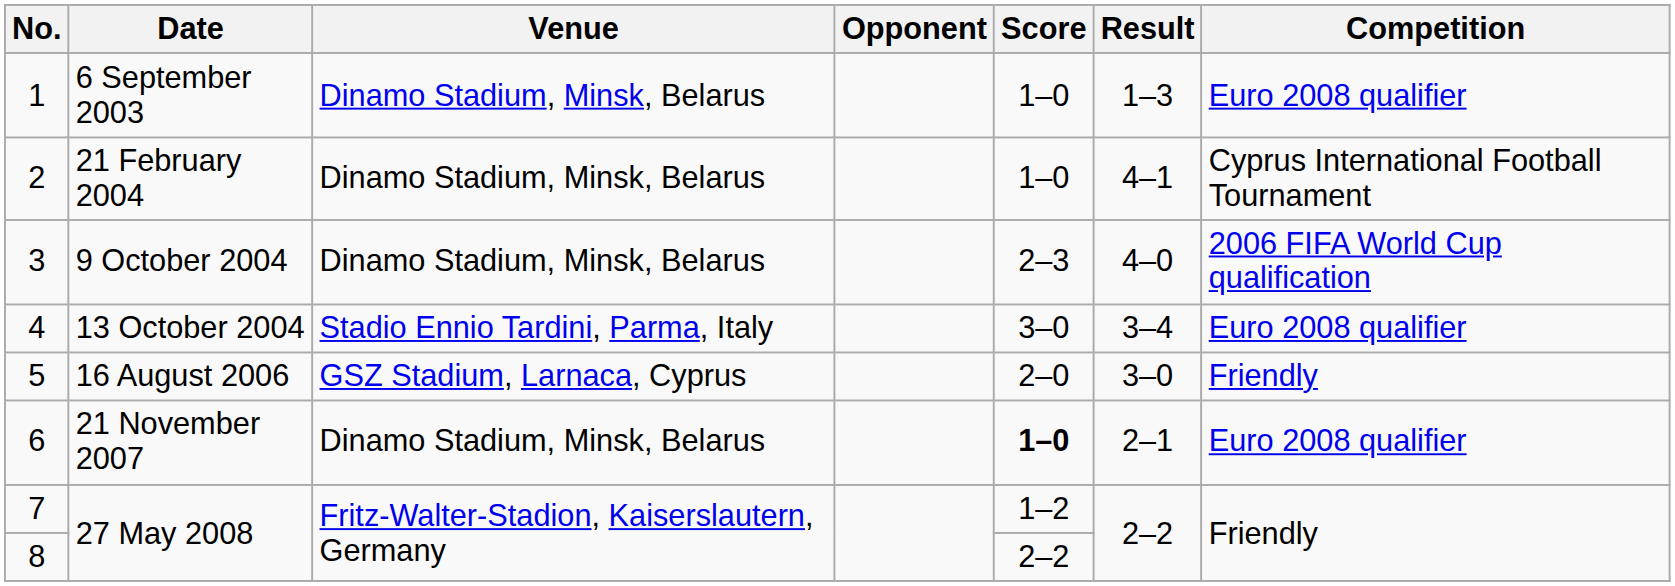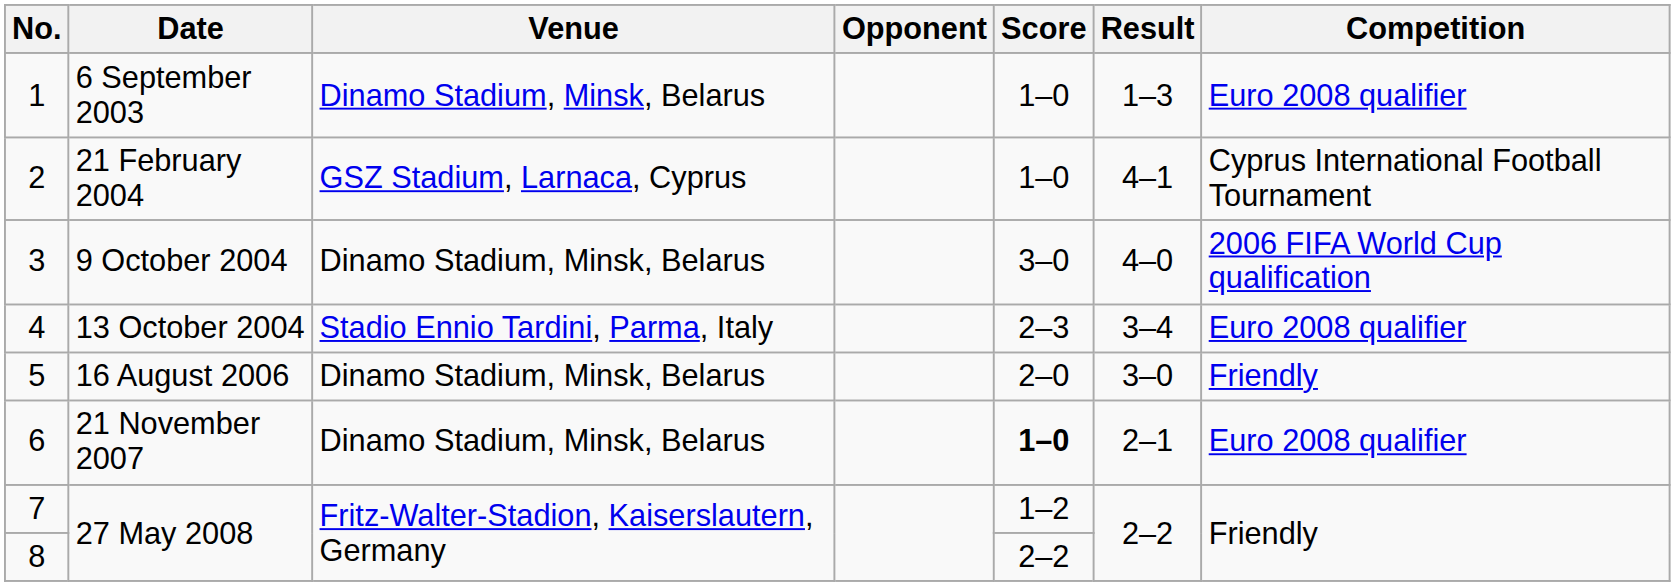(542, 178) Dinamo Stadium, Minsk, Belarus -> (533, 178) GSZ Stadium, Larnaca, Cyprus
(1044, 261) 2–3 -> (1044, 261) 3–0
(1044, 327) 3–0 -> (1044, 327) 2–3
(533, 376) GSZ Stadium, Larnaca, Cyprus -> (542, 376) Dinamo Stadium, Minsk, Belarus
